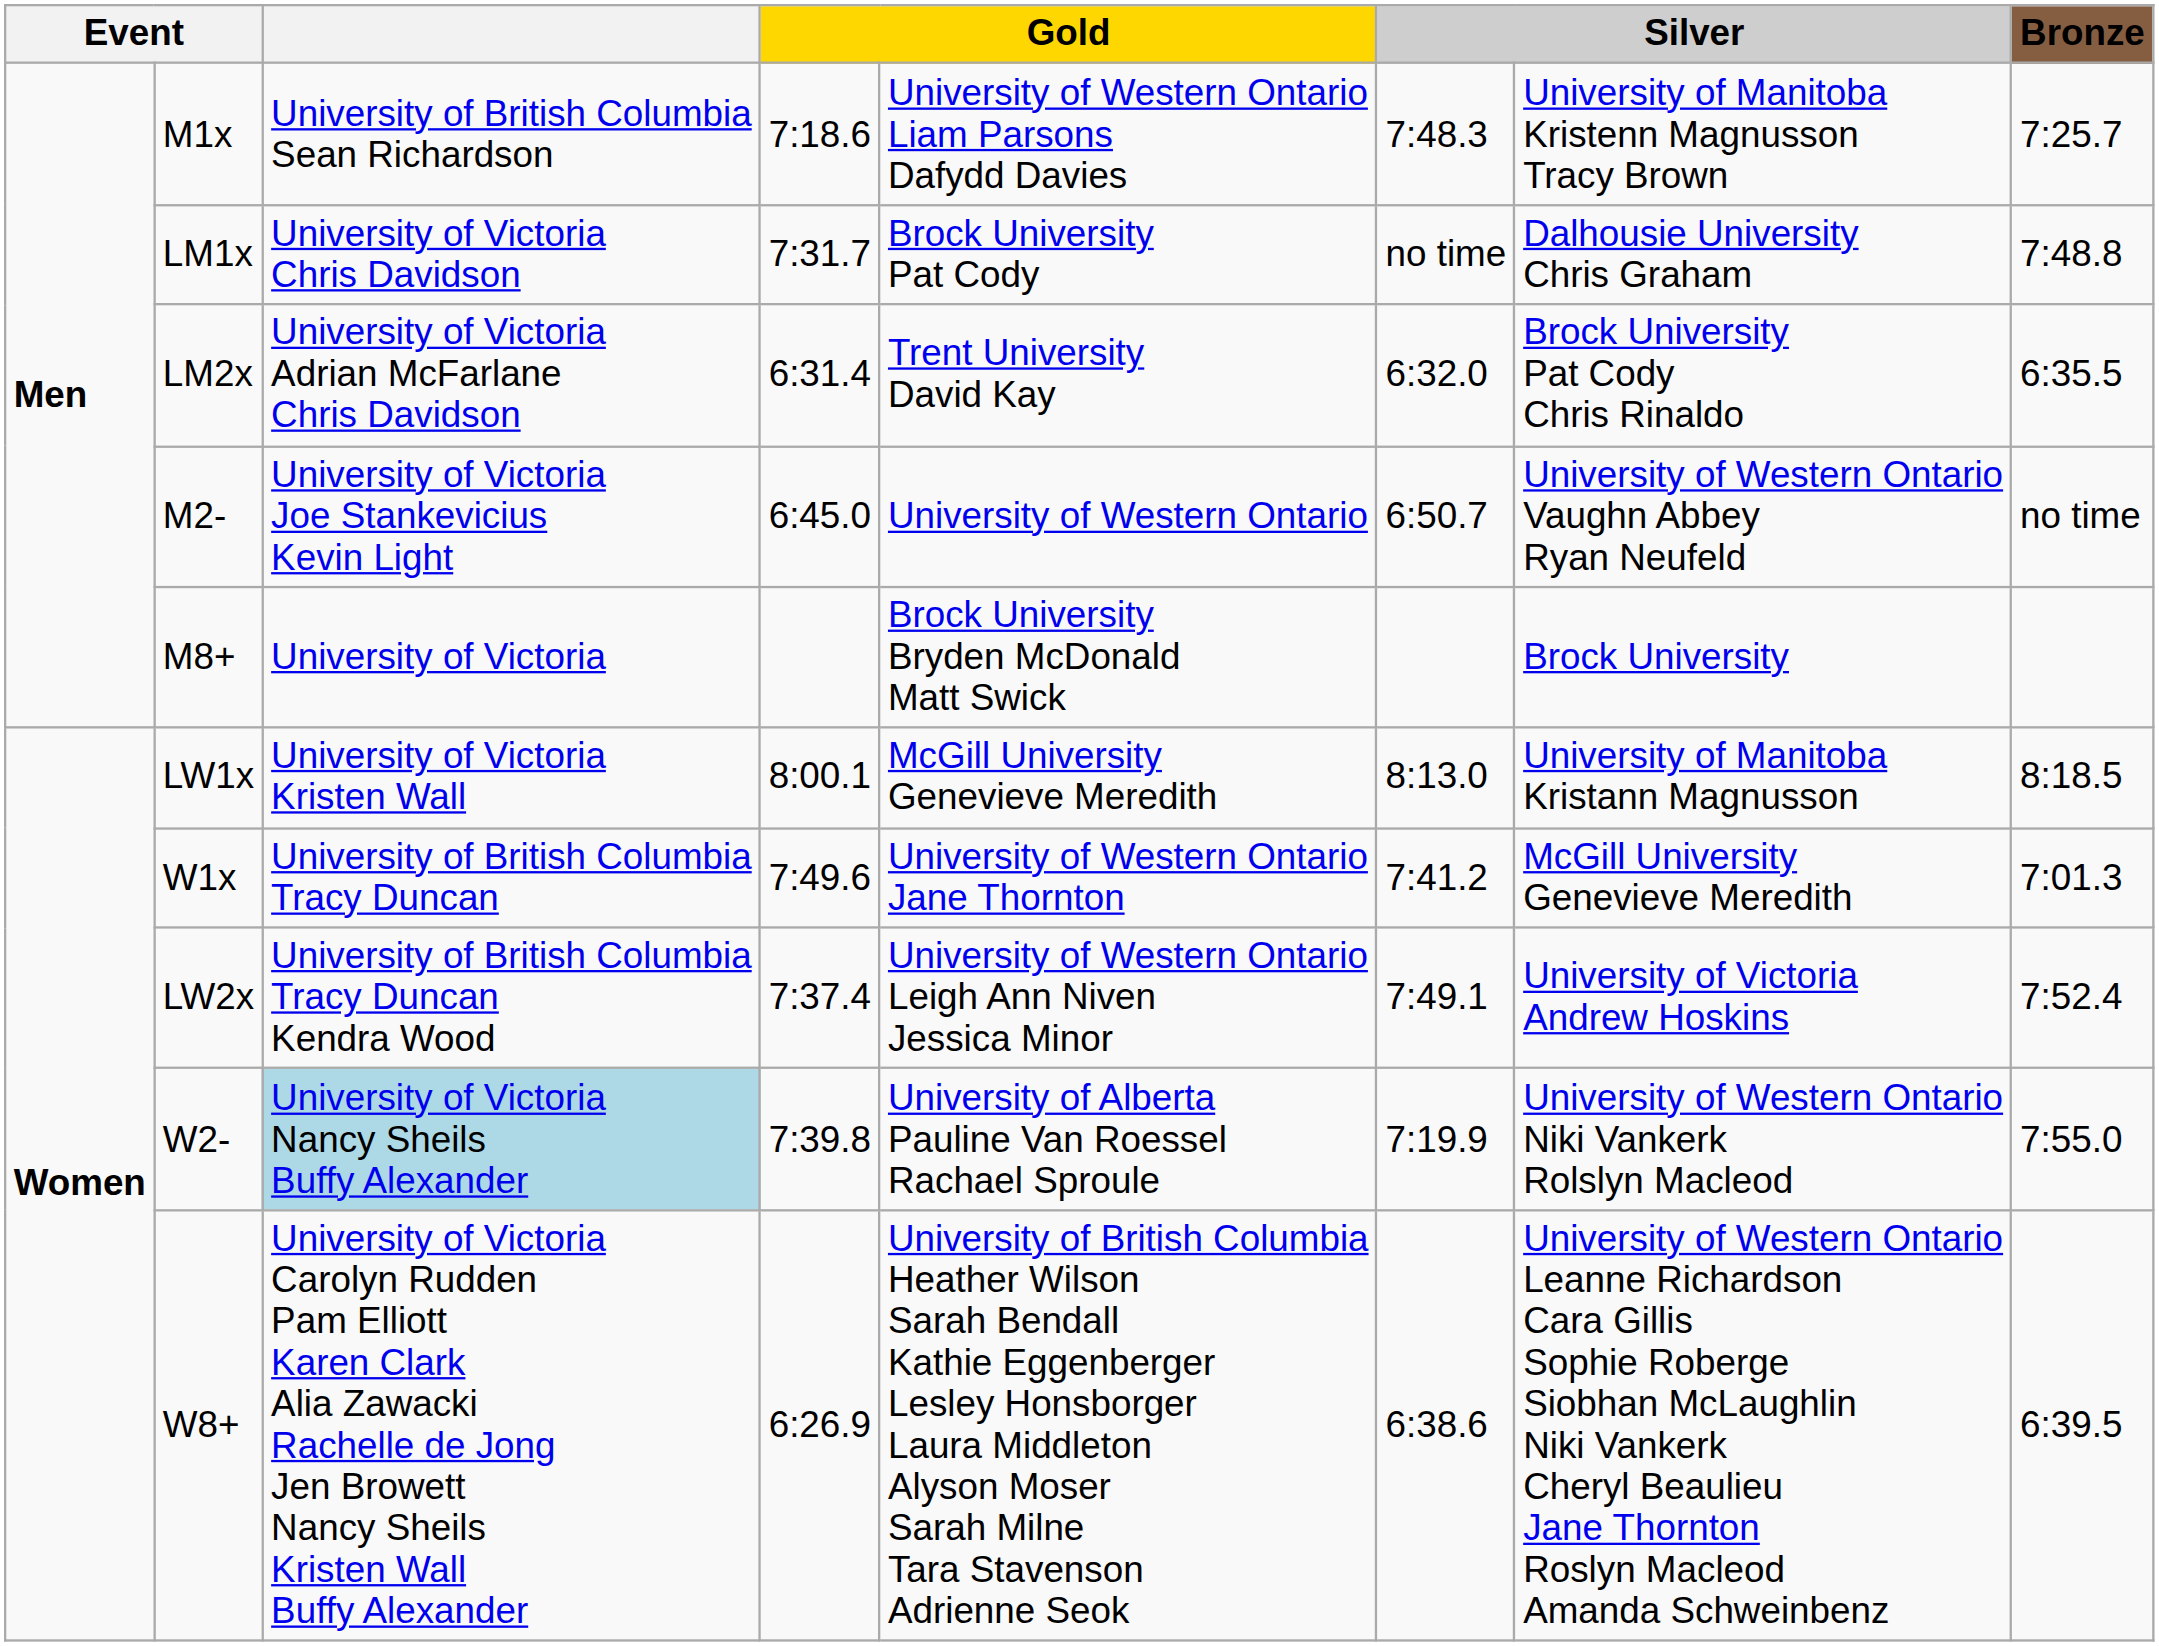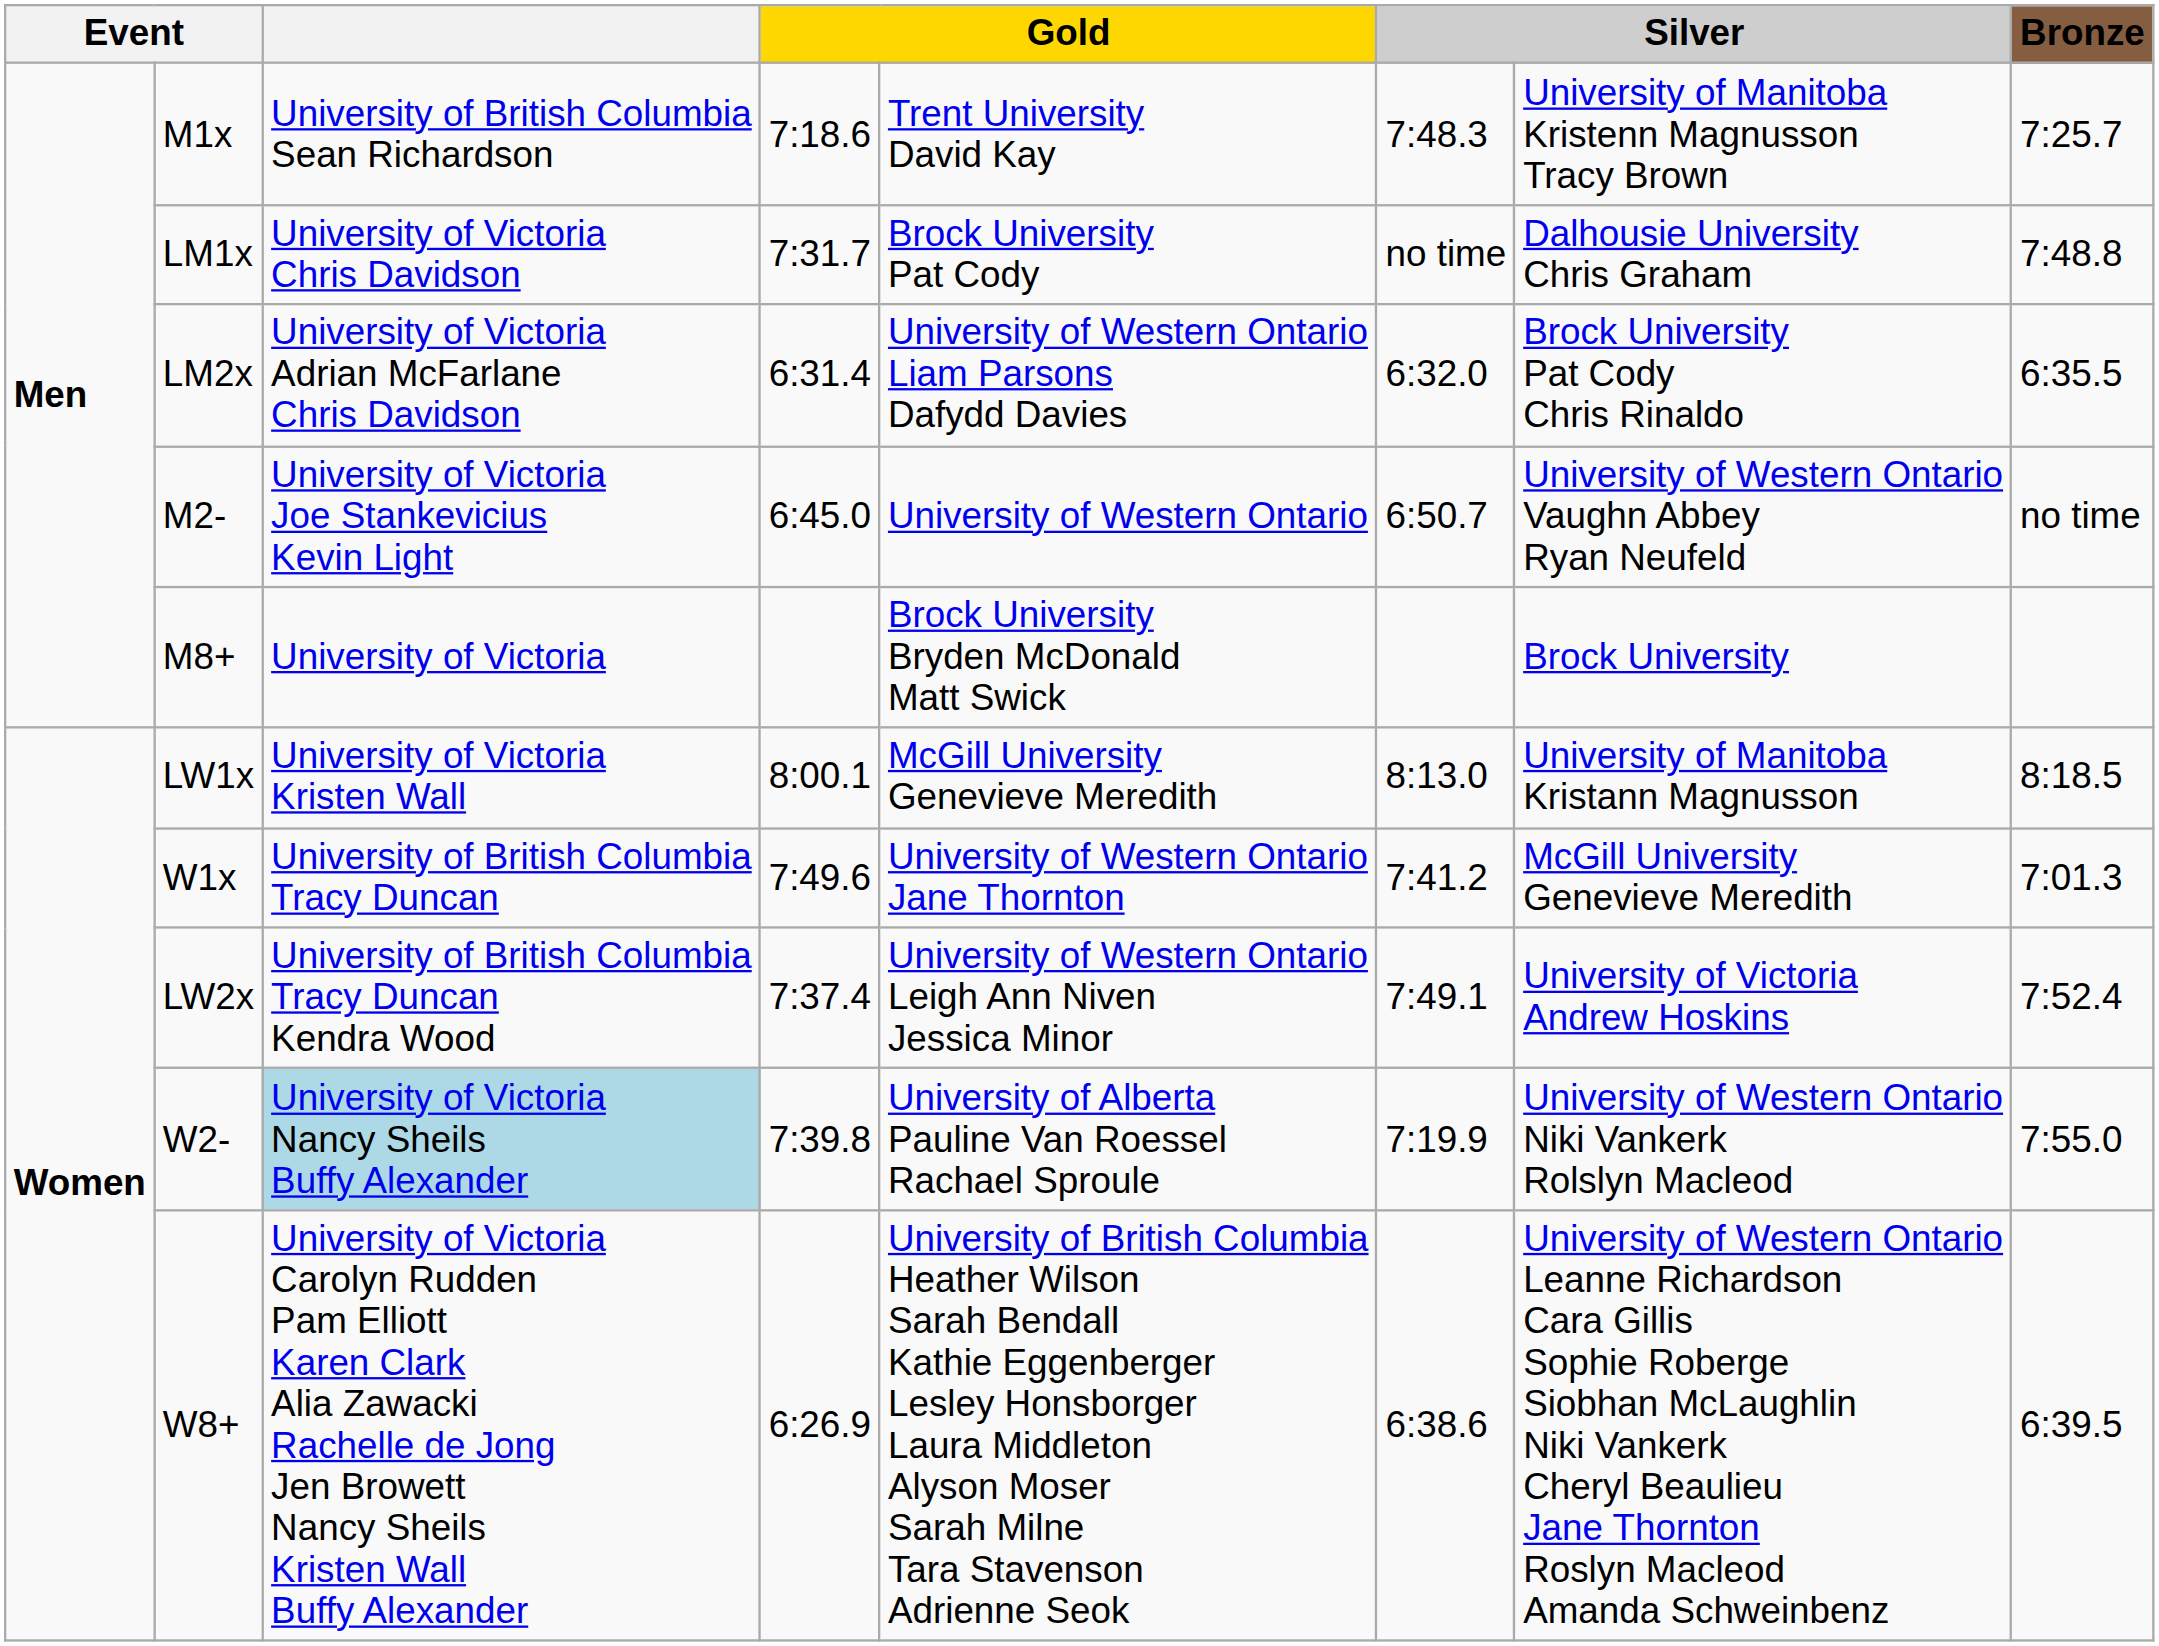(1128, 133) University of Western Ontario Liam Parsons Dafydd Davies -> (1016, 133) Trent University David Kay
(1016, 374) Trent University David Kay -> (1128, 374) University of Western Ontario Liam Parsons Dafydd Davies
